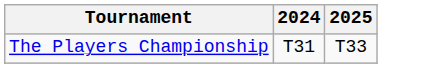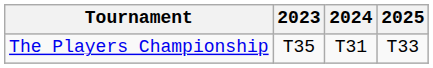+ column: (299, 20)
